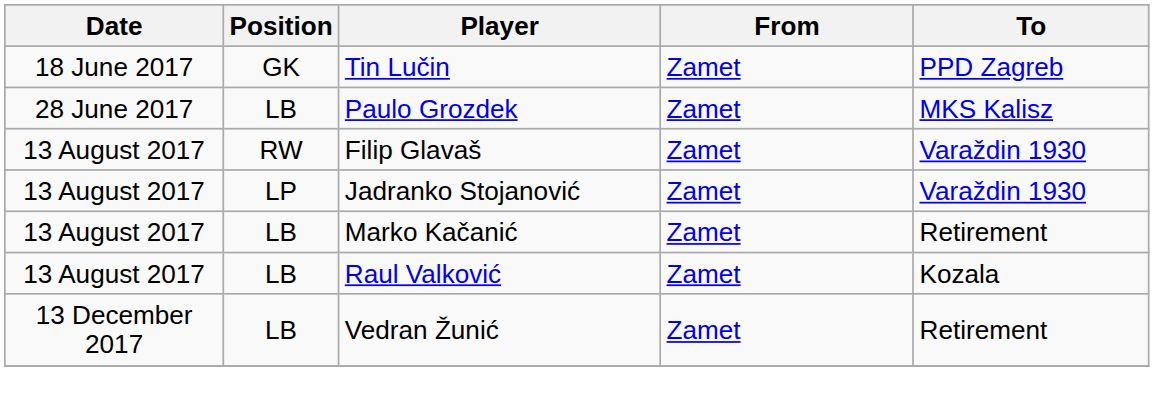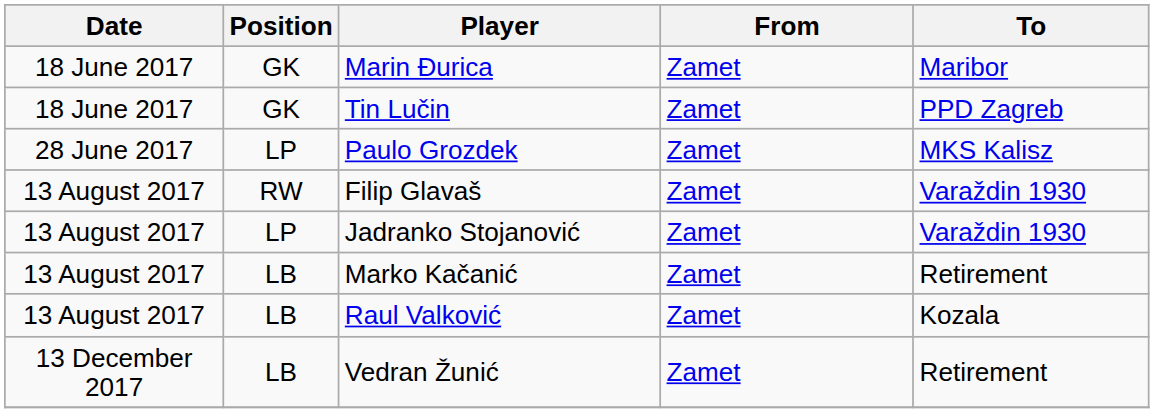+ row: (419, 67)
(281, 109) LB -> (281, 150) LP
